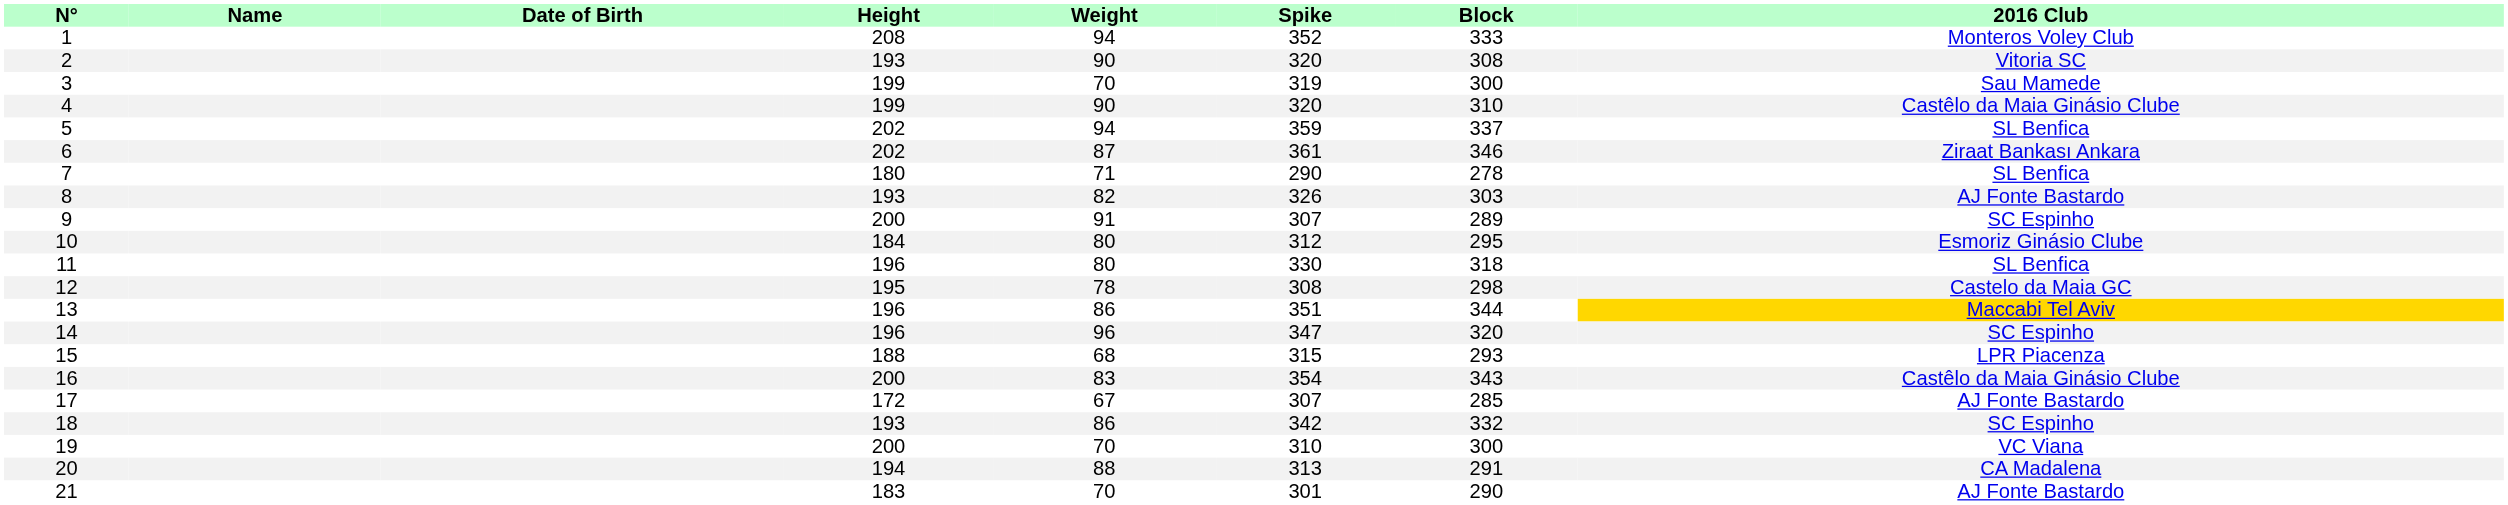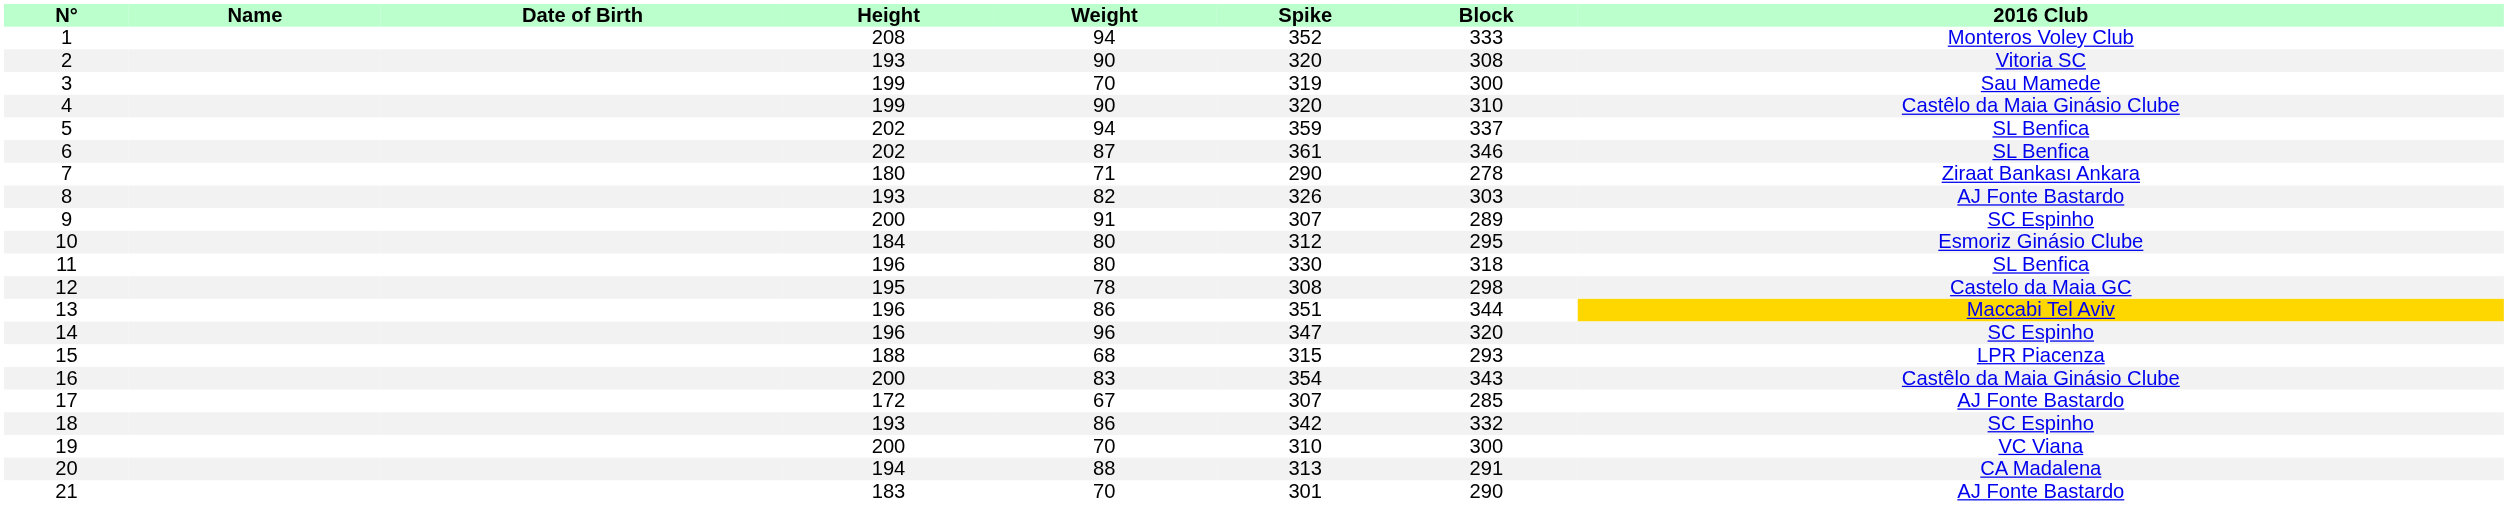(2041, 151) Ziraat Bankası Ankara -> (2041, 151) SL Benfica
(2041, 173) SL Benfica -> (2041, 173) Ziraat Bankası Ankara
